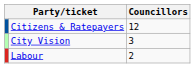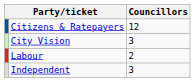+ row: (40, 70)
